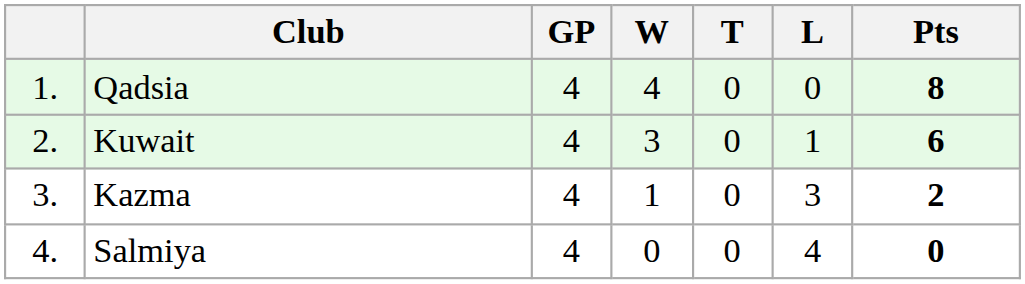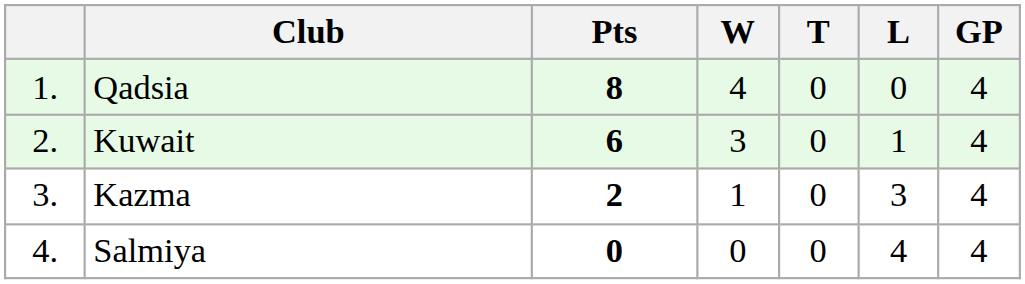columns swapped: (571, 31) <-> (936, 31)
